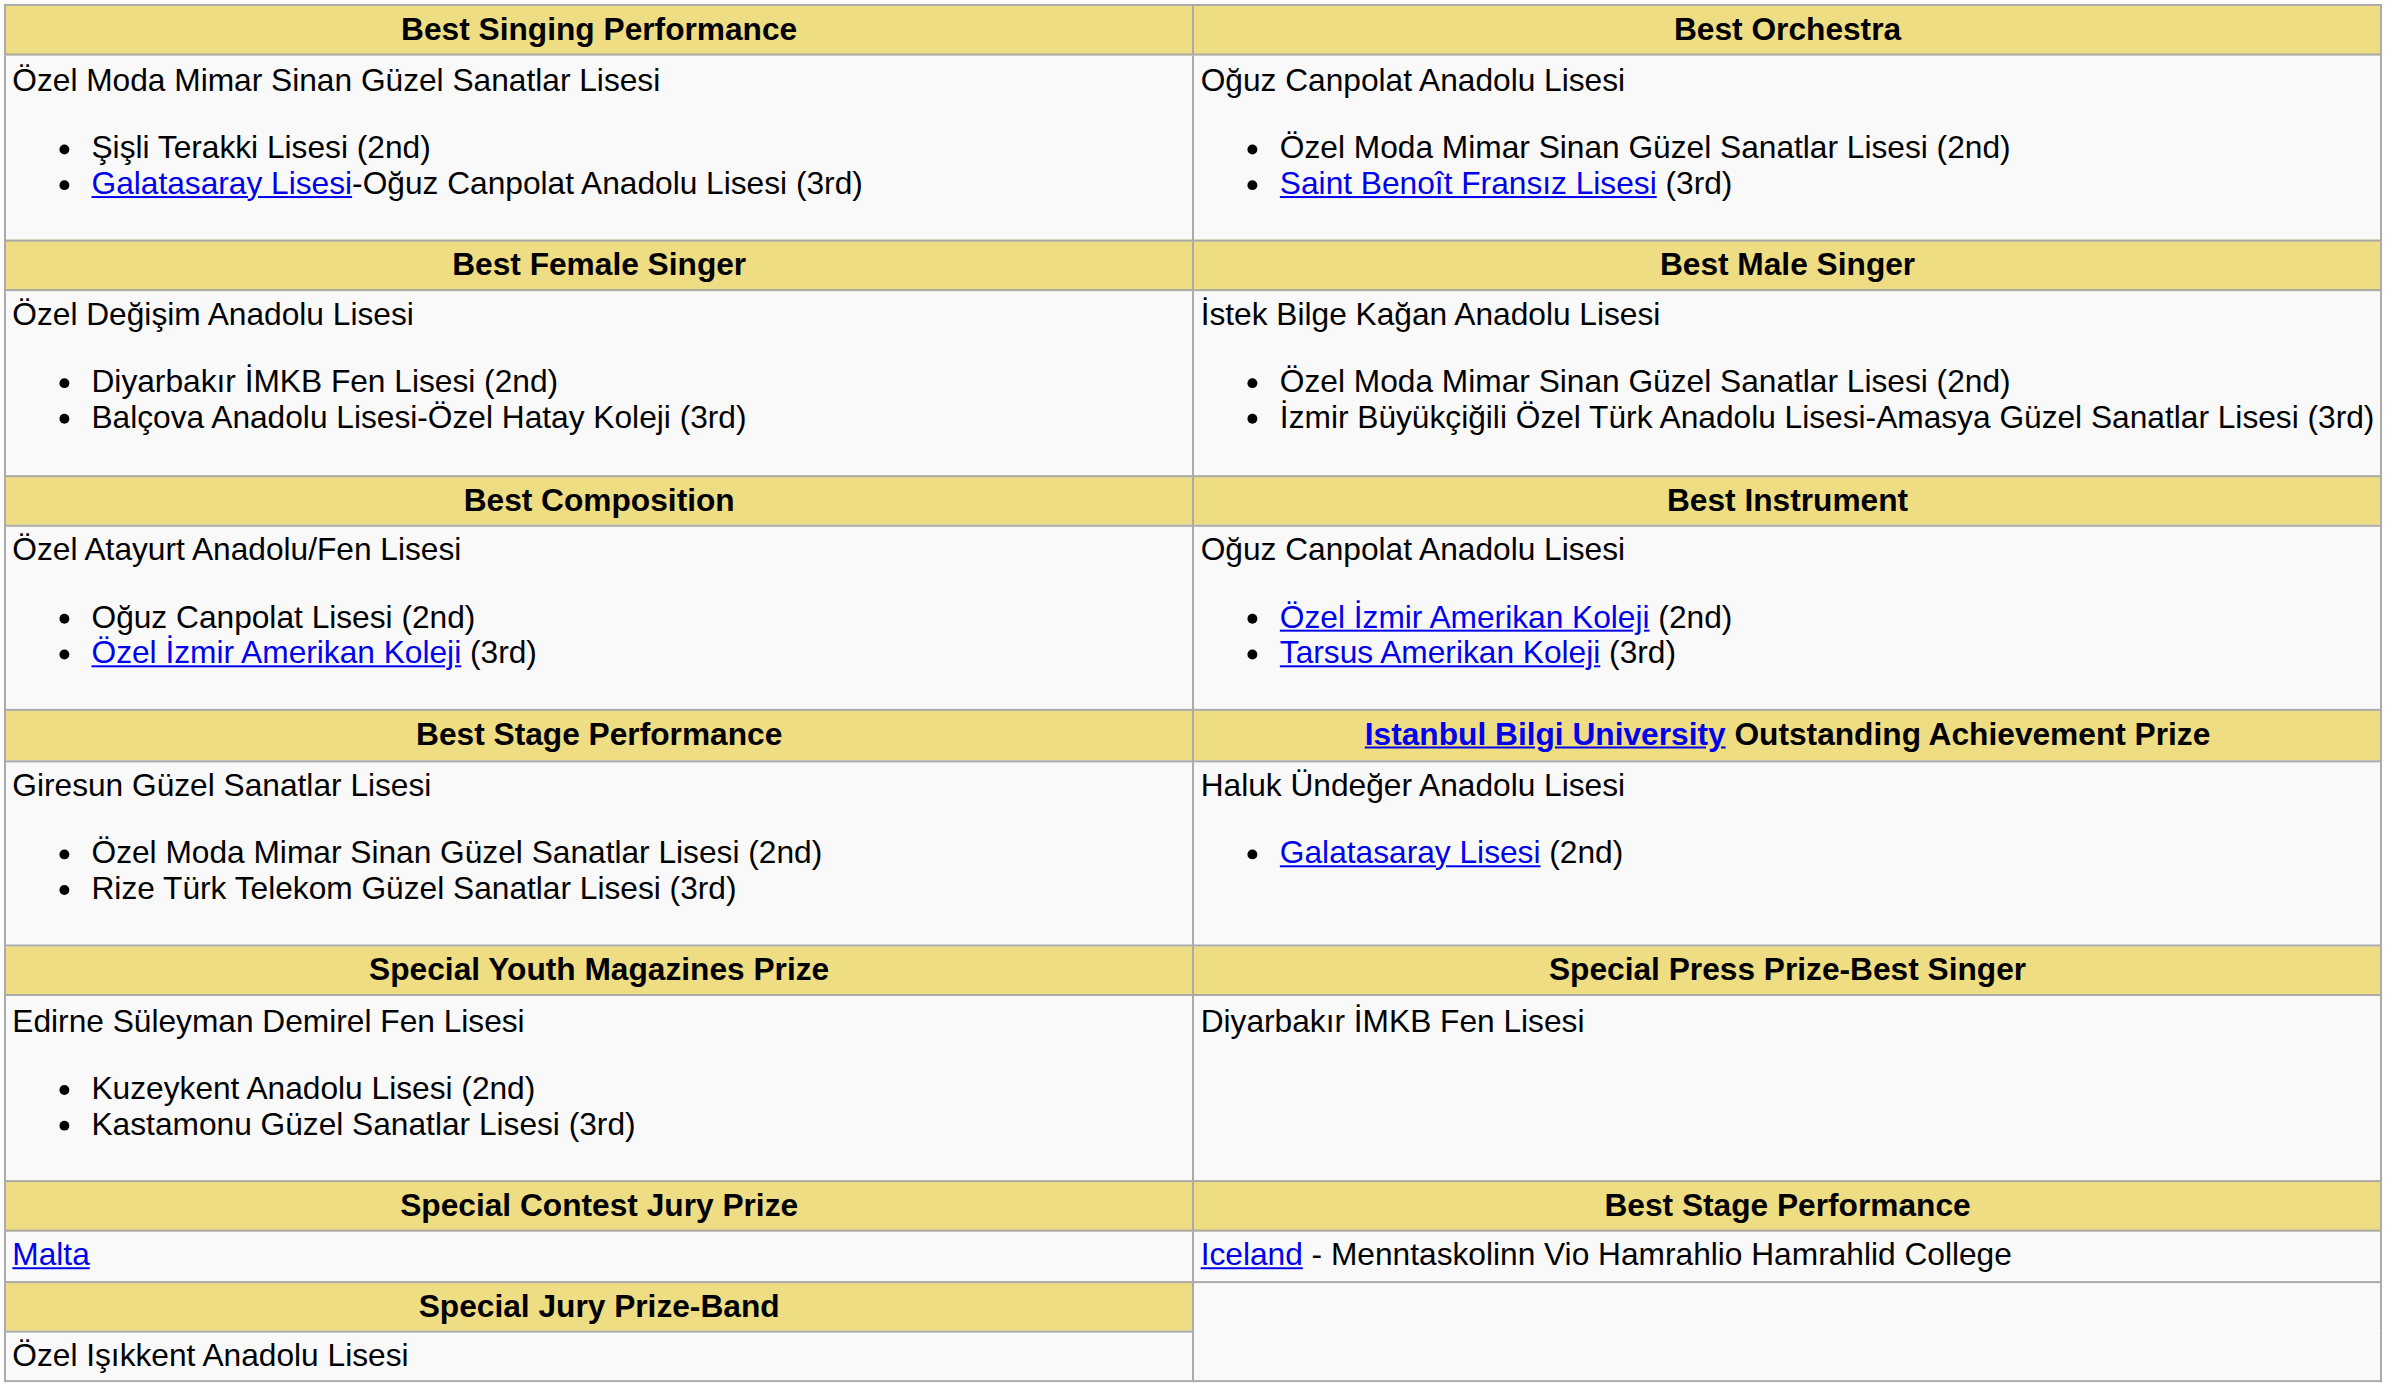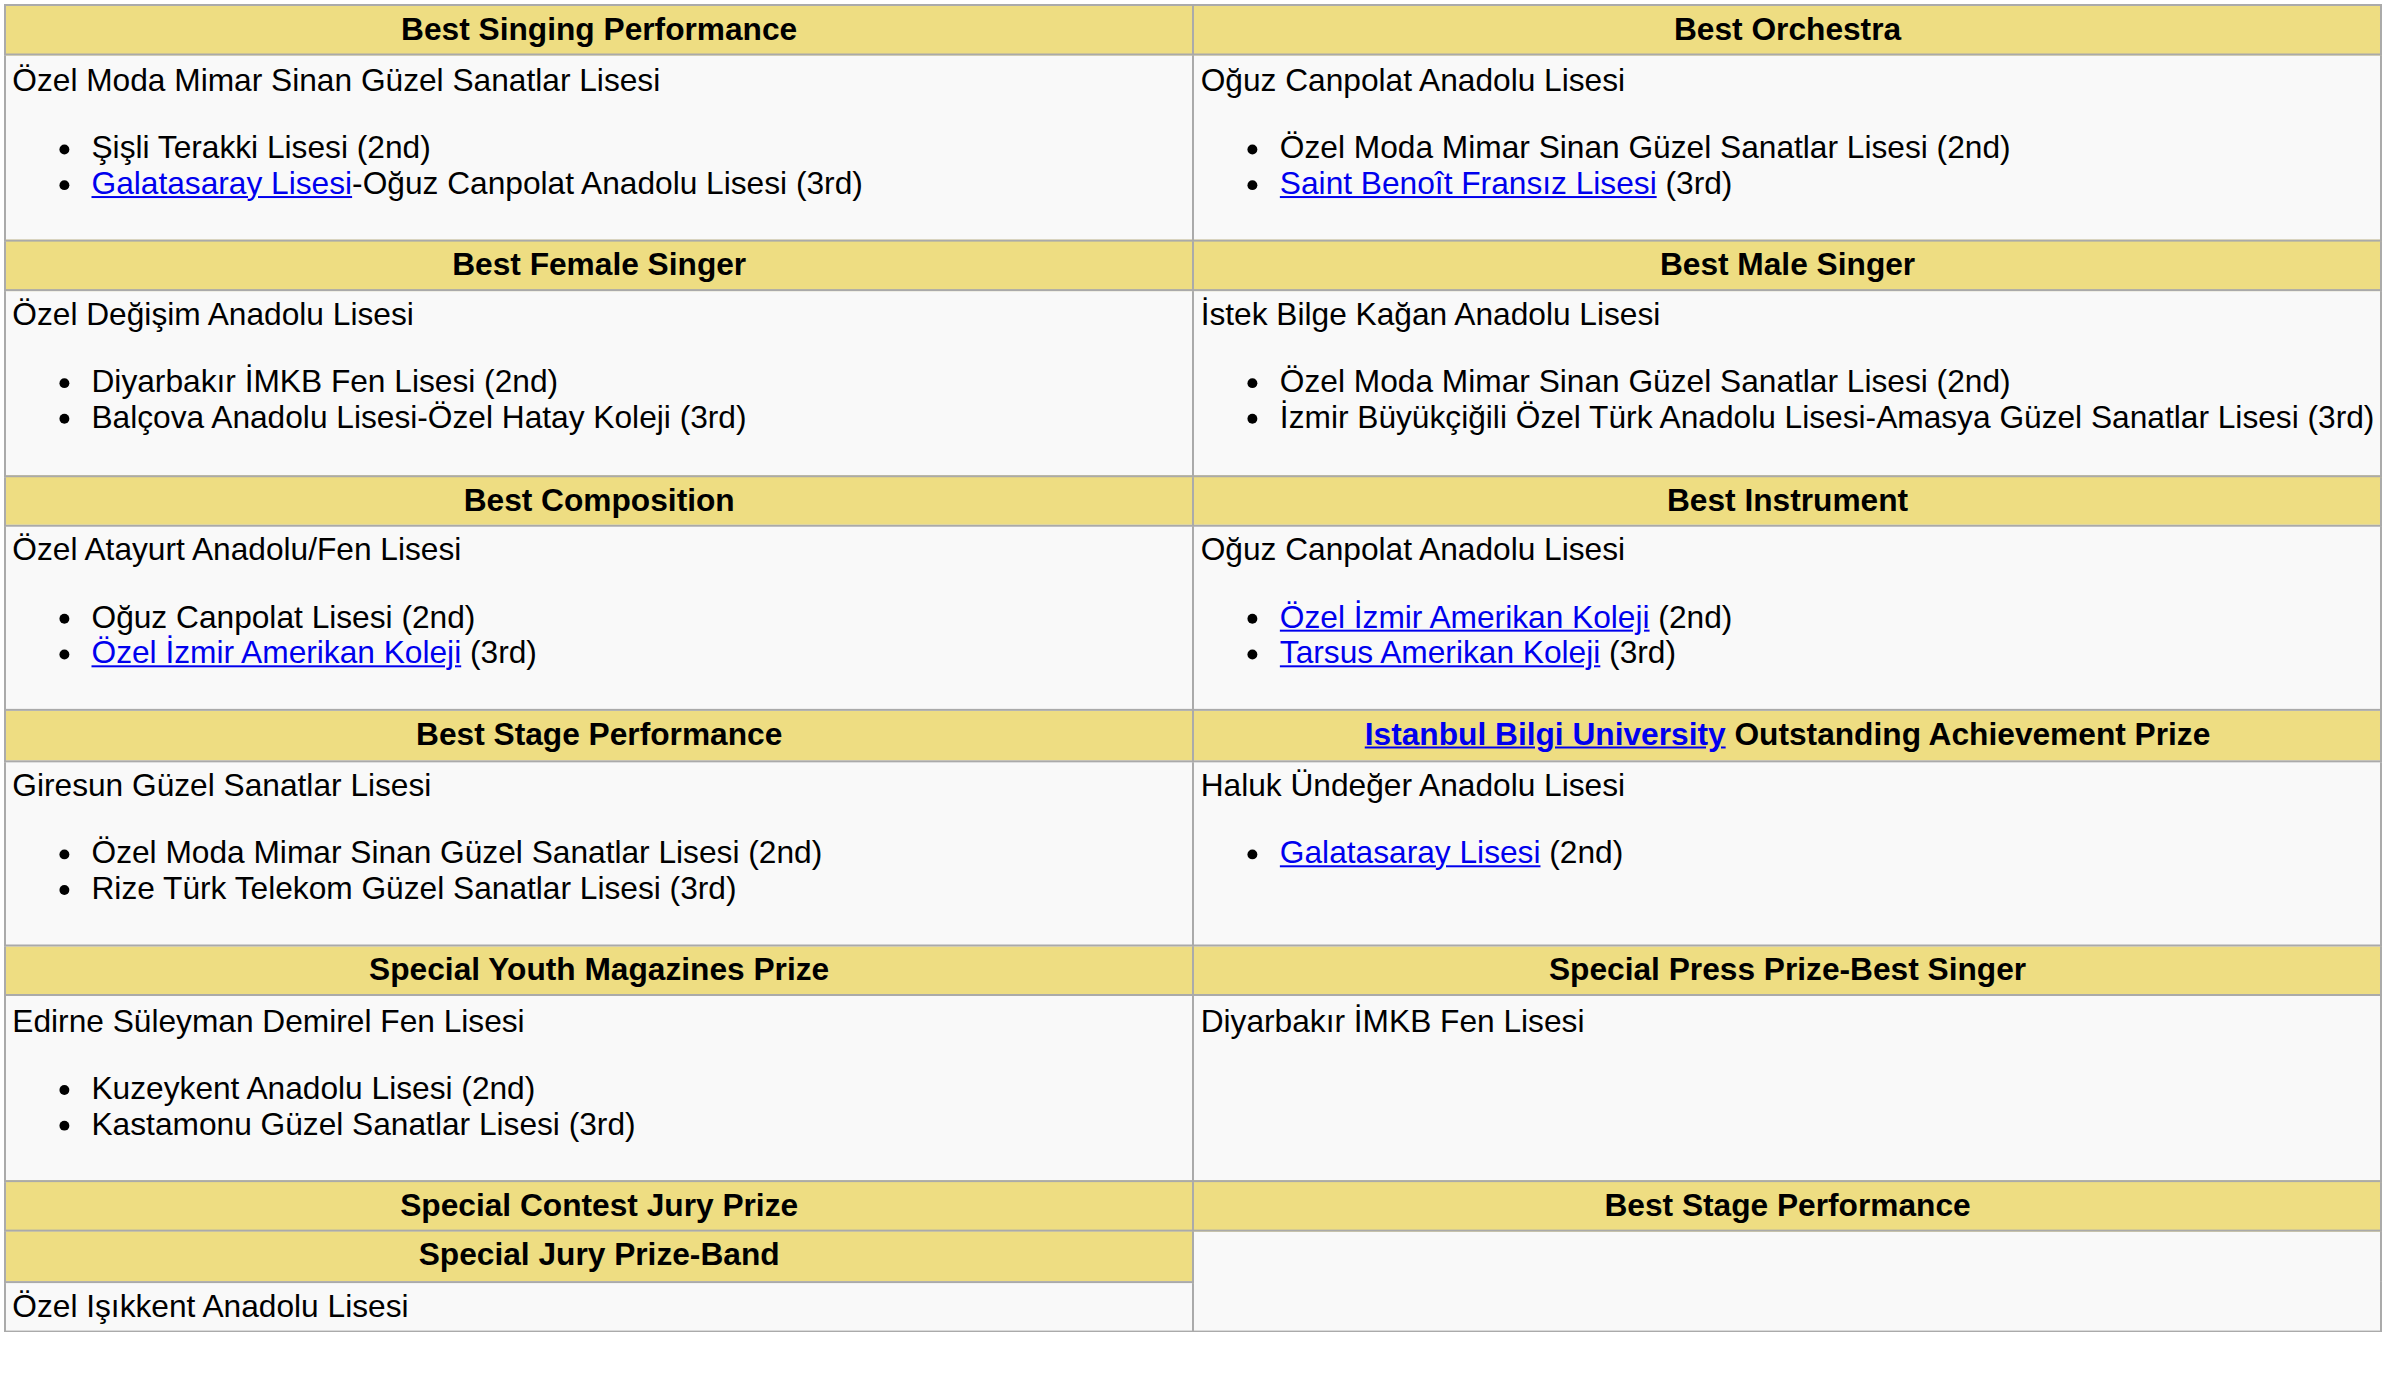- row: (51, 1255)
